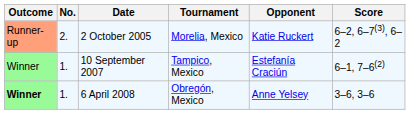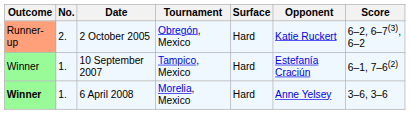+ column: (252, 12)
(207, 36) Morelia, Mexico -> (179, 36) Obregón, Mexico
(193, 94) Obregón, Mexico -> (176, 94) Morelia, Mexico
